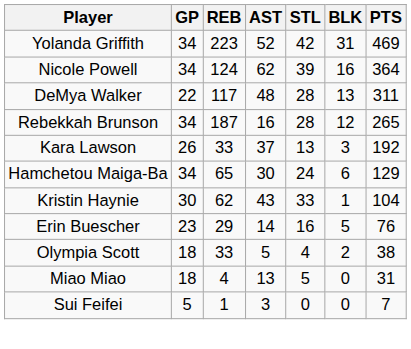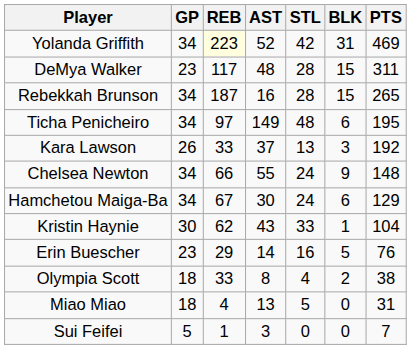(224, 43) no background -> (224, 43) lightyellow background
- row: (88, 69)
(187, 95) 22 -> (187, 69) 23
(345, 95) 13 -> (345, 69) 15
(345, 122) 12 -> (345, 95) 15
+ row: (88, 122)
+ row: (88, 174)
(224, 174) 65 -> (224, 200) 67
(266, 252) 5 -> (266, 278) 8
